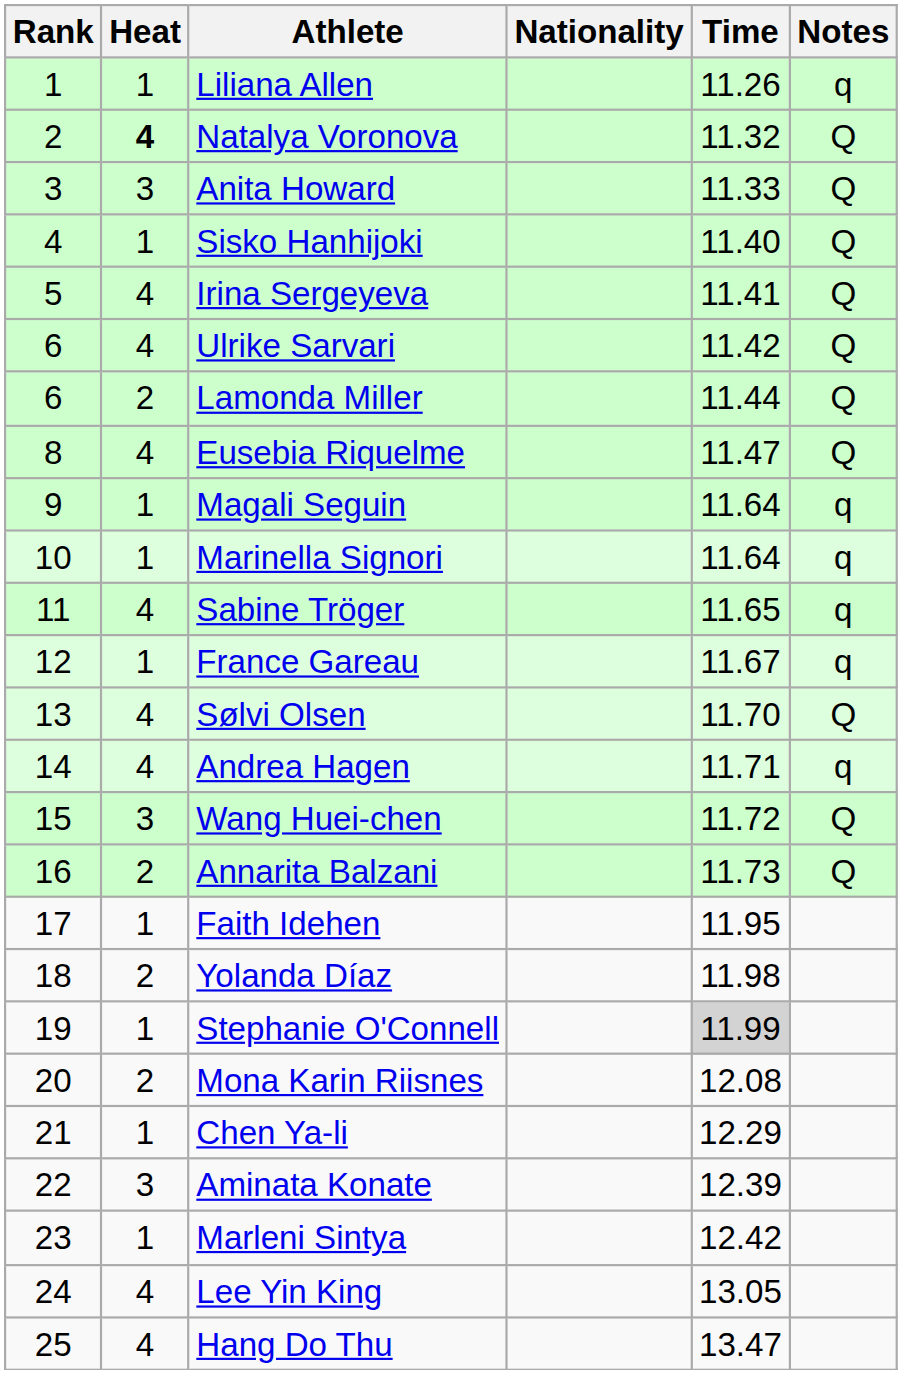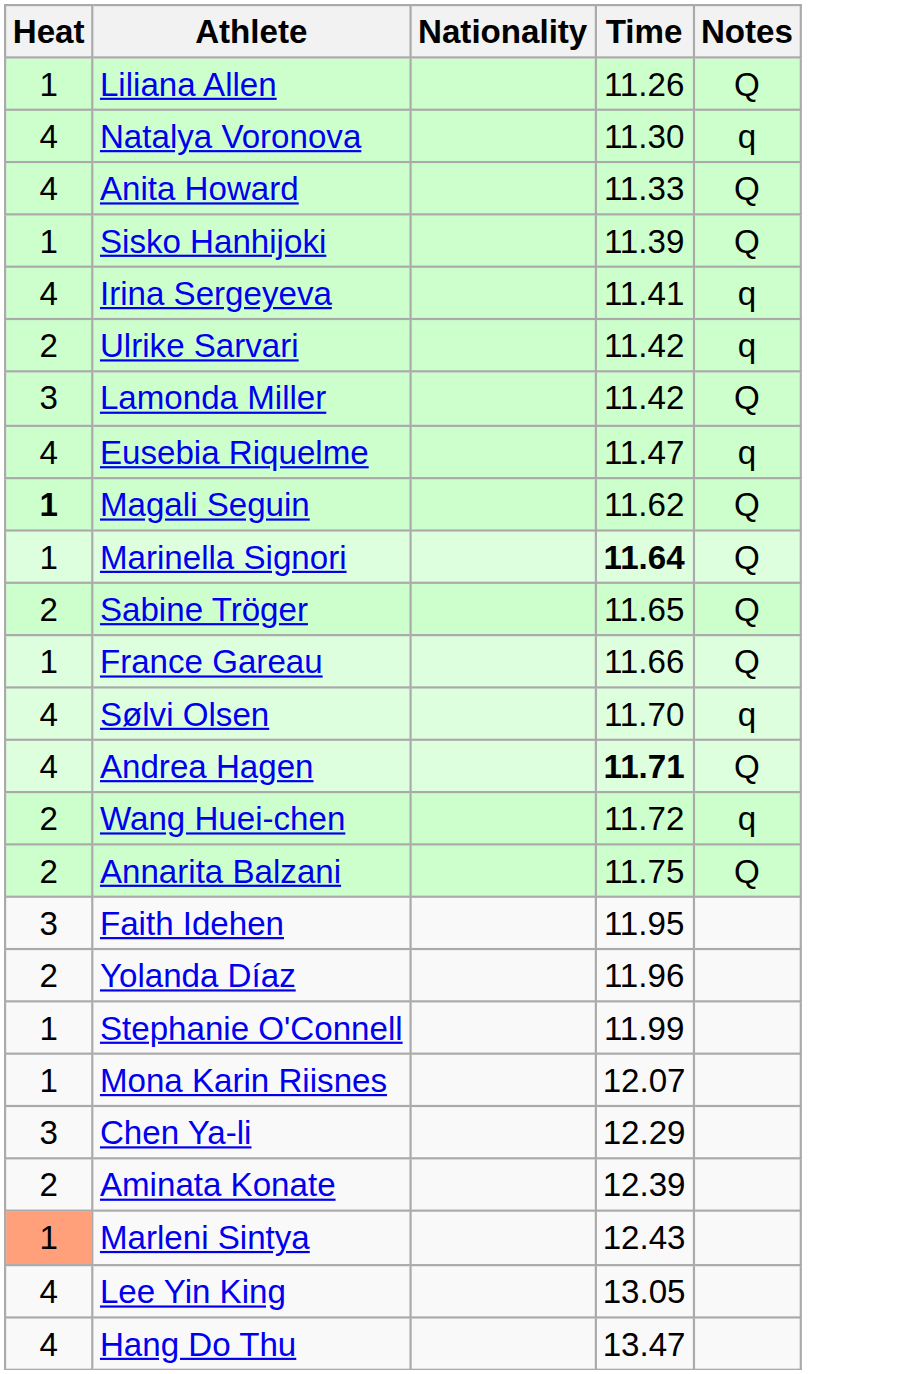- column: (53, 32)
(843, 84) q -> (747, 84) Q
(145, 136) bold -> (49, 136) normal
(740, 136) 11.32 -> (644, 136) 11.30
(843, 136) Q -> (747, 136) q
(145, 189) 3 -> (49, 189) 4
(740, 241) 11.40 -> (644, 241) 11.39
(843, 294) Q -> (747, 294) q
(145, 346) 4 -> (49, 346) 2
(843, 346) Q -> (747, 346) q
(145, 399) 2 -> (49, 399) 3
(740, 399) 11.44 -> (644, 399) 11.42
(843, 451) Q -> (747, 451) q
(145, 504) normal -> (49, 504) bold
(740, 504) 11.64 -> (644, 504) 11.62
(843, 504) q -> (747, 504) Q
(740, 556) normal -> (644, 556) bold
(843, 556) q -> (747, 556) Q
(145, 609) 4 -> (49, 609) 2
(843, 609) q -> (747, 609) Q
(740, 661) 11.67 -> (644, 661) 11.66
(843, 661) q -> (747, 661) Q
(843, 713) Q -> (747, 713) q
(740, 766) normal -> (644, 766) bold
(843, 766) q -> (747, 766) Q
(145, 818) 3 -> (49, 818) 2
(843, 818) Q -> (747, 818) q
(740, 871) 11.73 -> (644, 871) 11.75
(145, 923) 1 -> (49, 923) 3
(740, 976) 11.98 -> (644, 976) 11.96
(740, 1028) lightgrey background -> (644, 1028) no background
(145, 1081) 2 -> (49, 1081) 1
(740, 1081) 12.08 -> (644, 1081) 12.07
(145, 1133) 1 -> (49, 1133) 3
(145, 1186) 3 -> (49, 1186) 2
(145, 1238) no background -> (49, 1238) lightsalmon background
(740, 1238) 12.42 -> (644, 1238) 12.43
